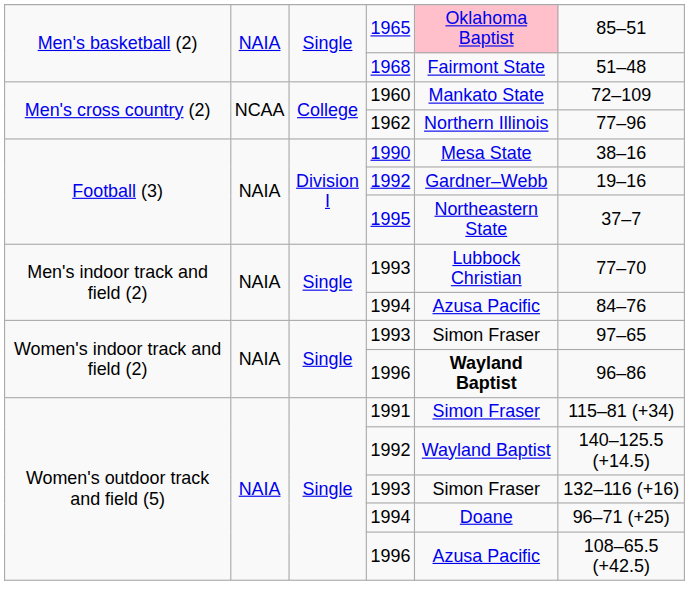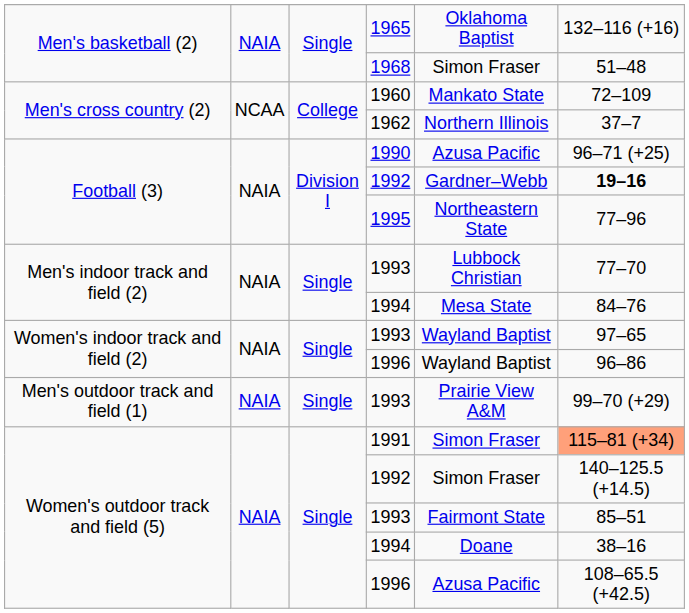(486, 28) pink background -> (486, 28) no background
(621, 28) 85–51 -> (621, 28) 132–116 (+16)
(486, 67) Fairmont State -> (486, 67) Simon Fraser
(621, 124) 77–96 -> (621, 124) 37–7
(486, 152) Mesa State -> (486, 152) Azusa Pacific
(621, 152) 38–16 -> (621, 152) 96–71 (+25)
(621, 180) normal -> (621, 180) bold
(621, 219) 37–7 -> (621, 219) 77–96
(486, 306) Azusa Pacific -> (486, 306) Mesa State
(486, 334) Simon Fraser -> (486, 334) Wayland Baptist
(486, 373) bold -> (486, 363) normal
+ row: (118, 401)
(621, 411) no background -> (621, 440) lightsalmon background
(486, 450) Wayland Baptist -> (486, 478) Simon Fraser
(486, 488) Simon Fraser -> (486, 517) Fairmont State
(621, 488) 132–116 (+16) -> (621, 517) 85–51
(621, 517) 96–71 (+25) -> (621, 545) 38–16
